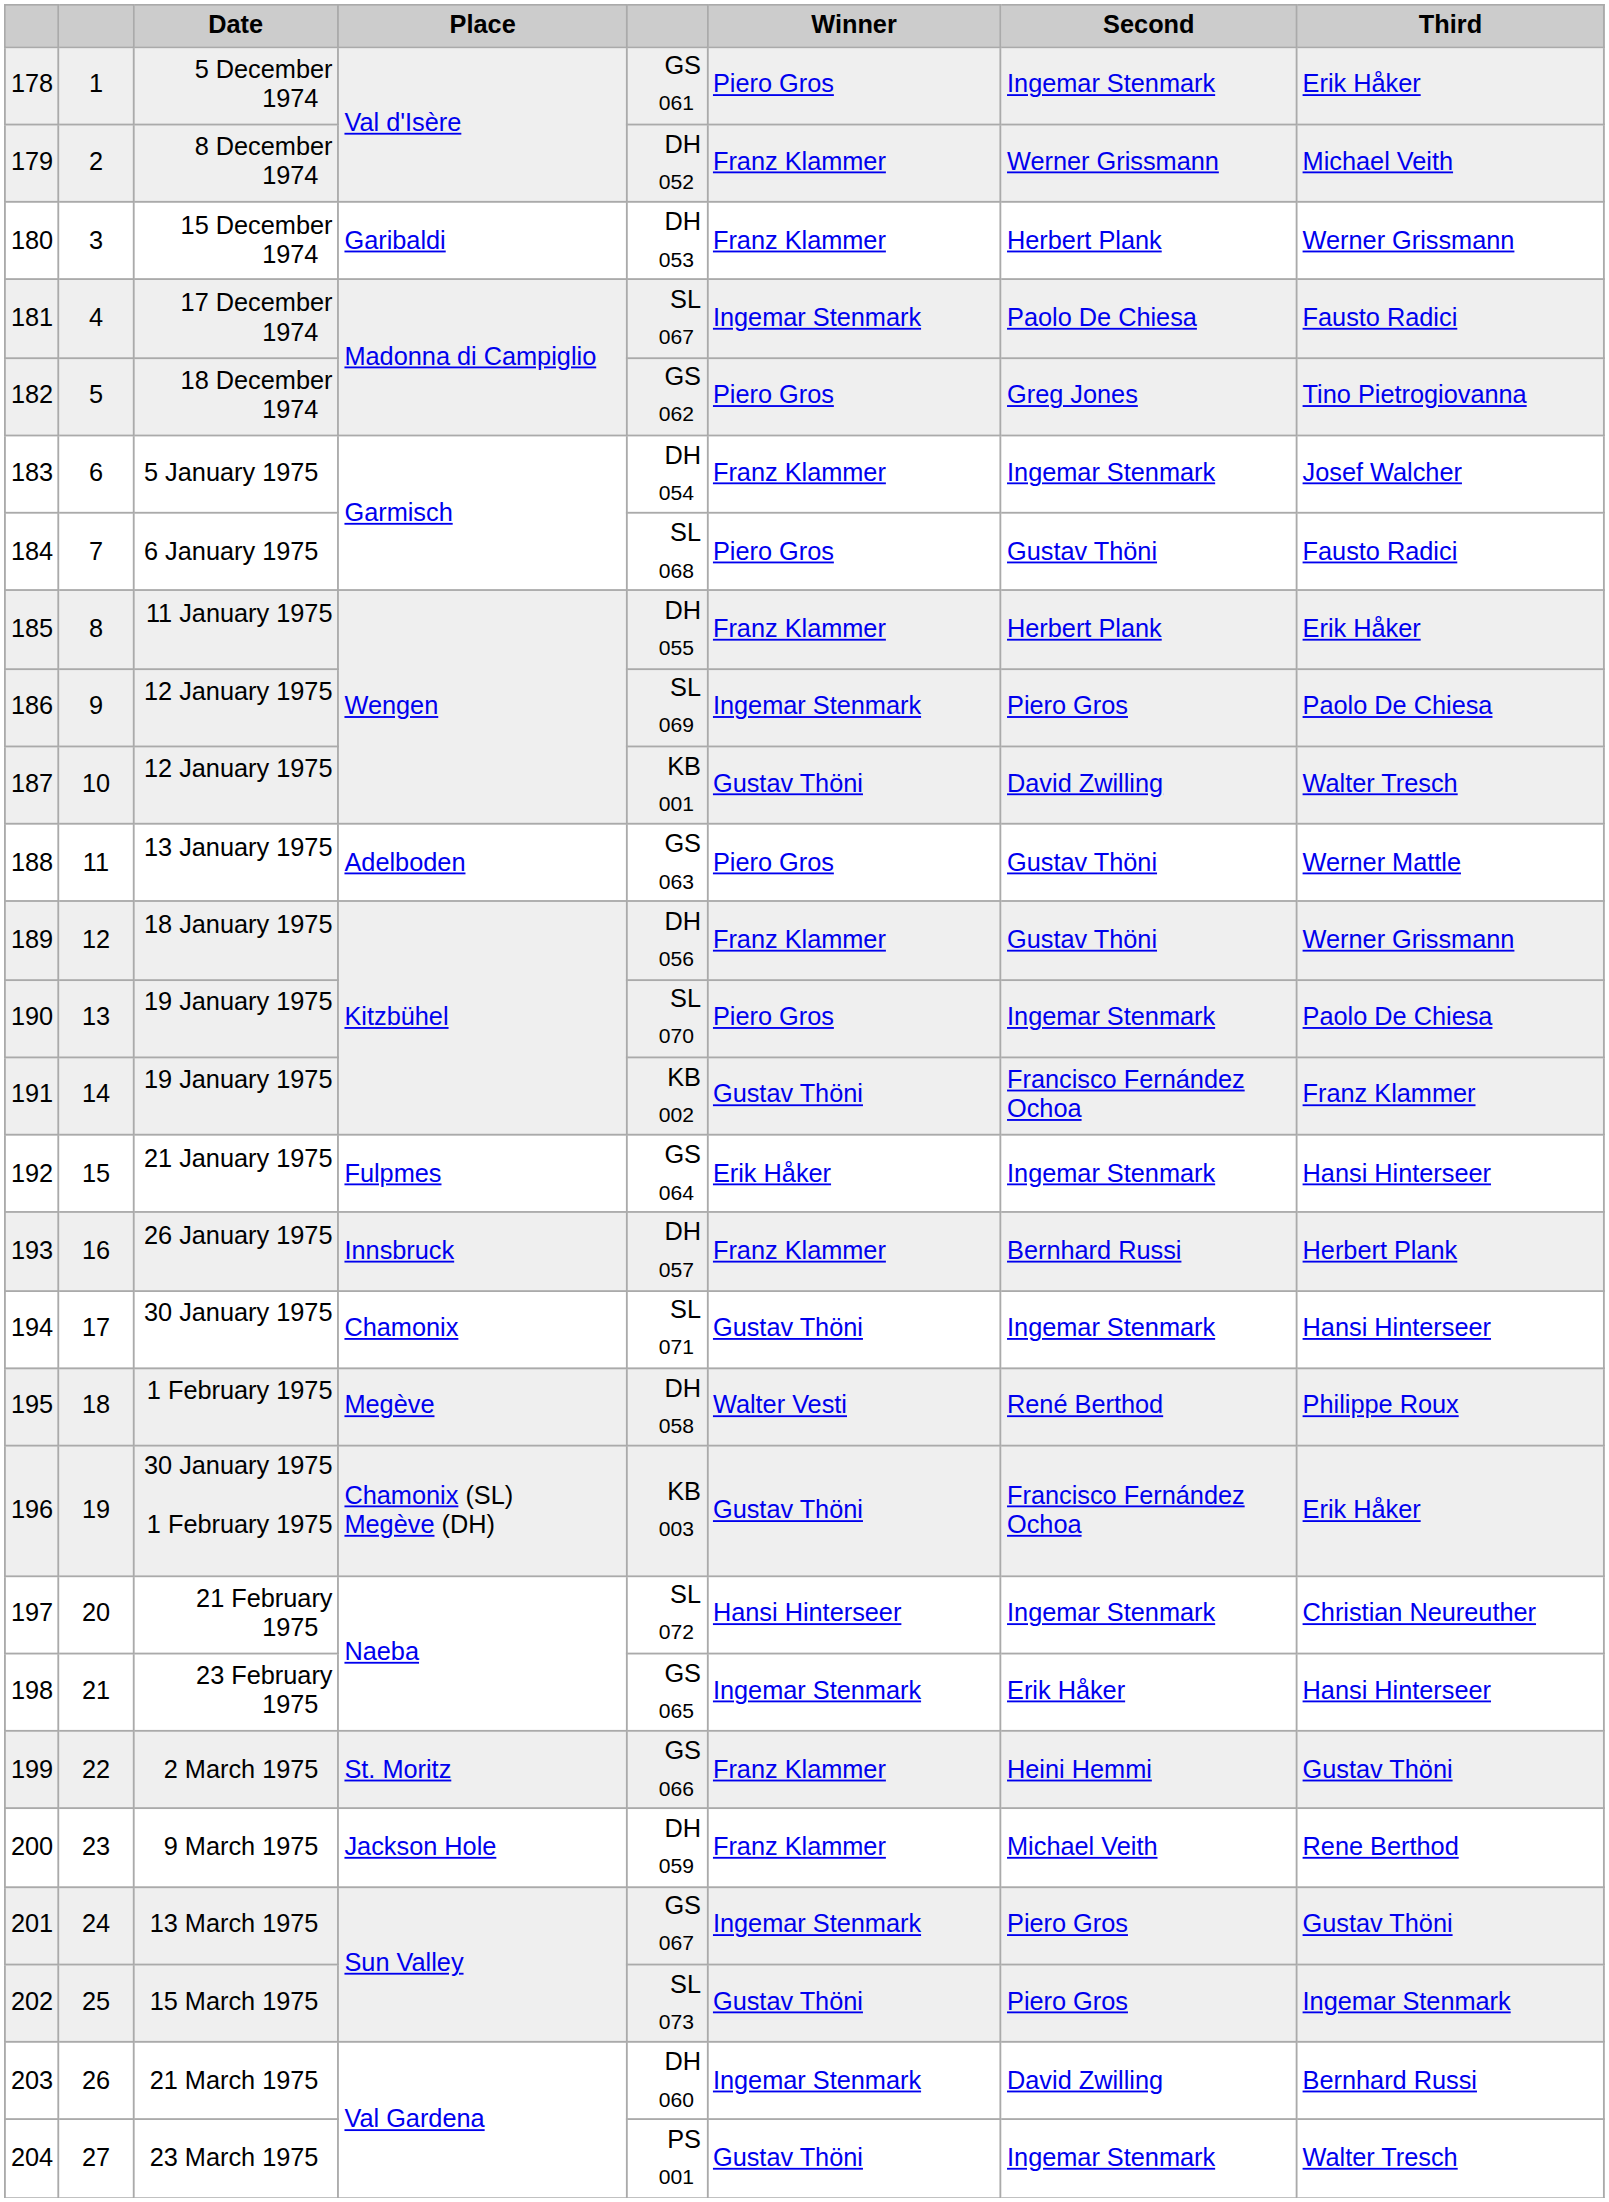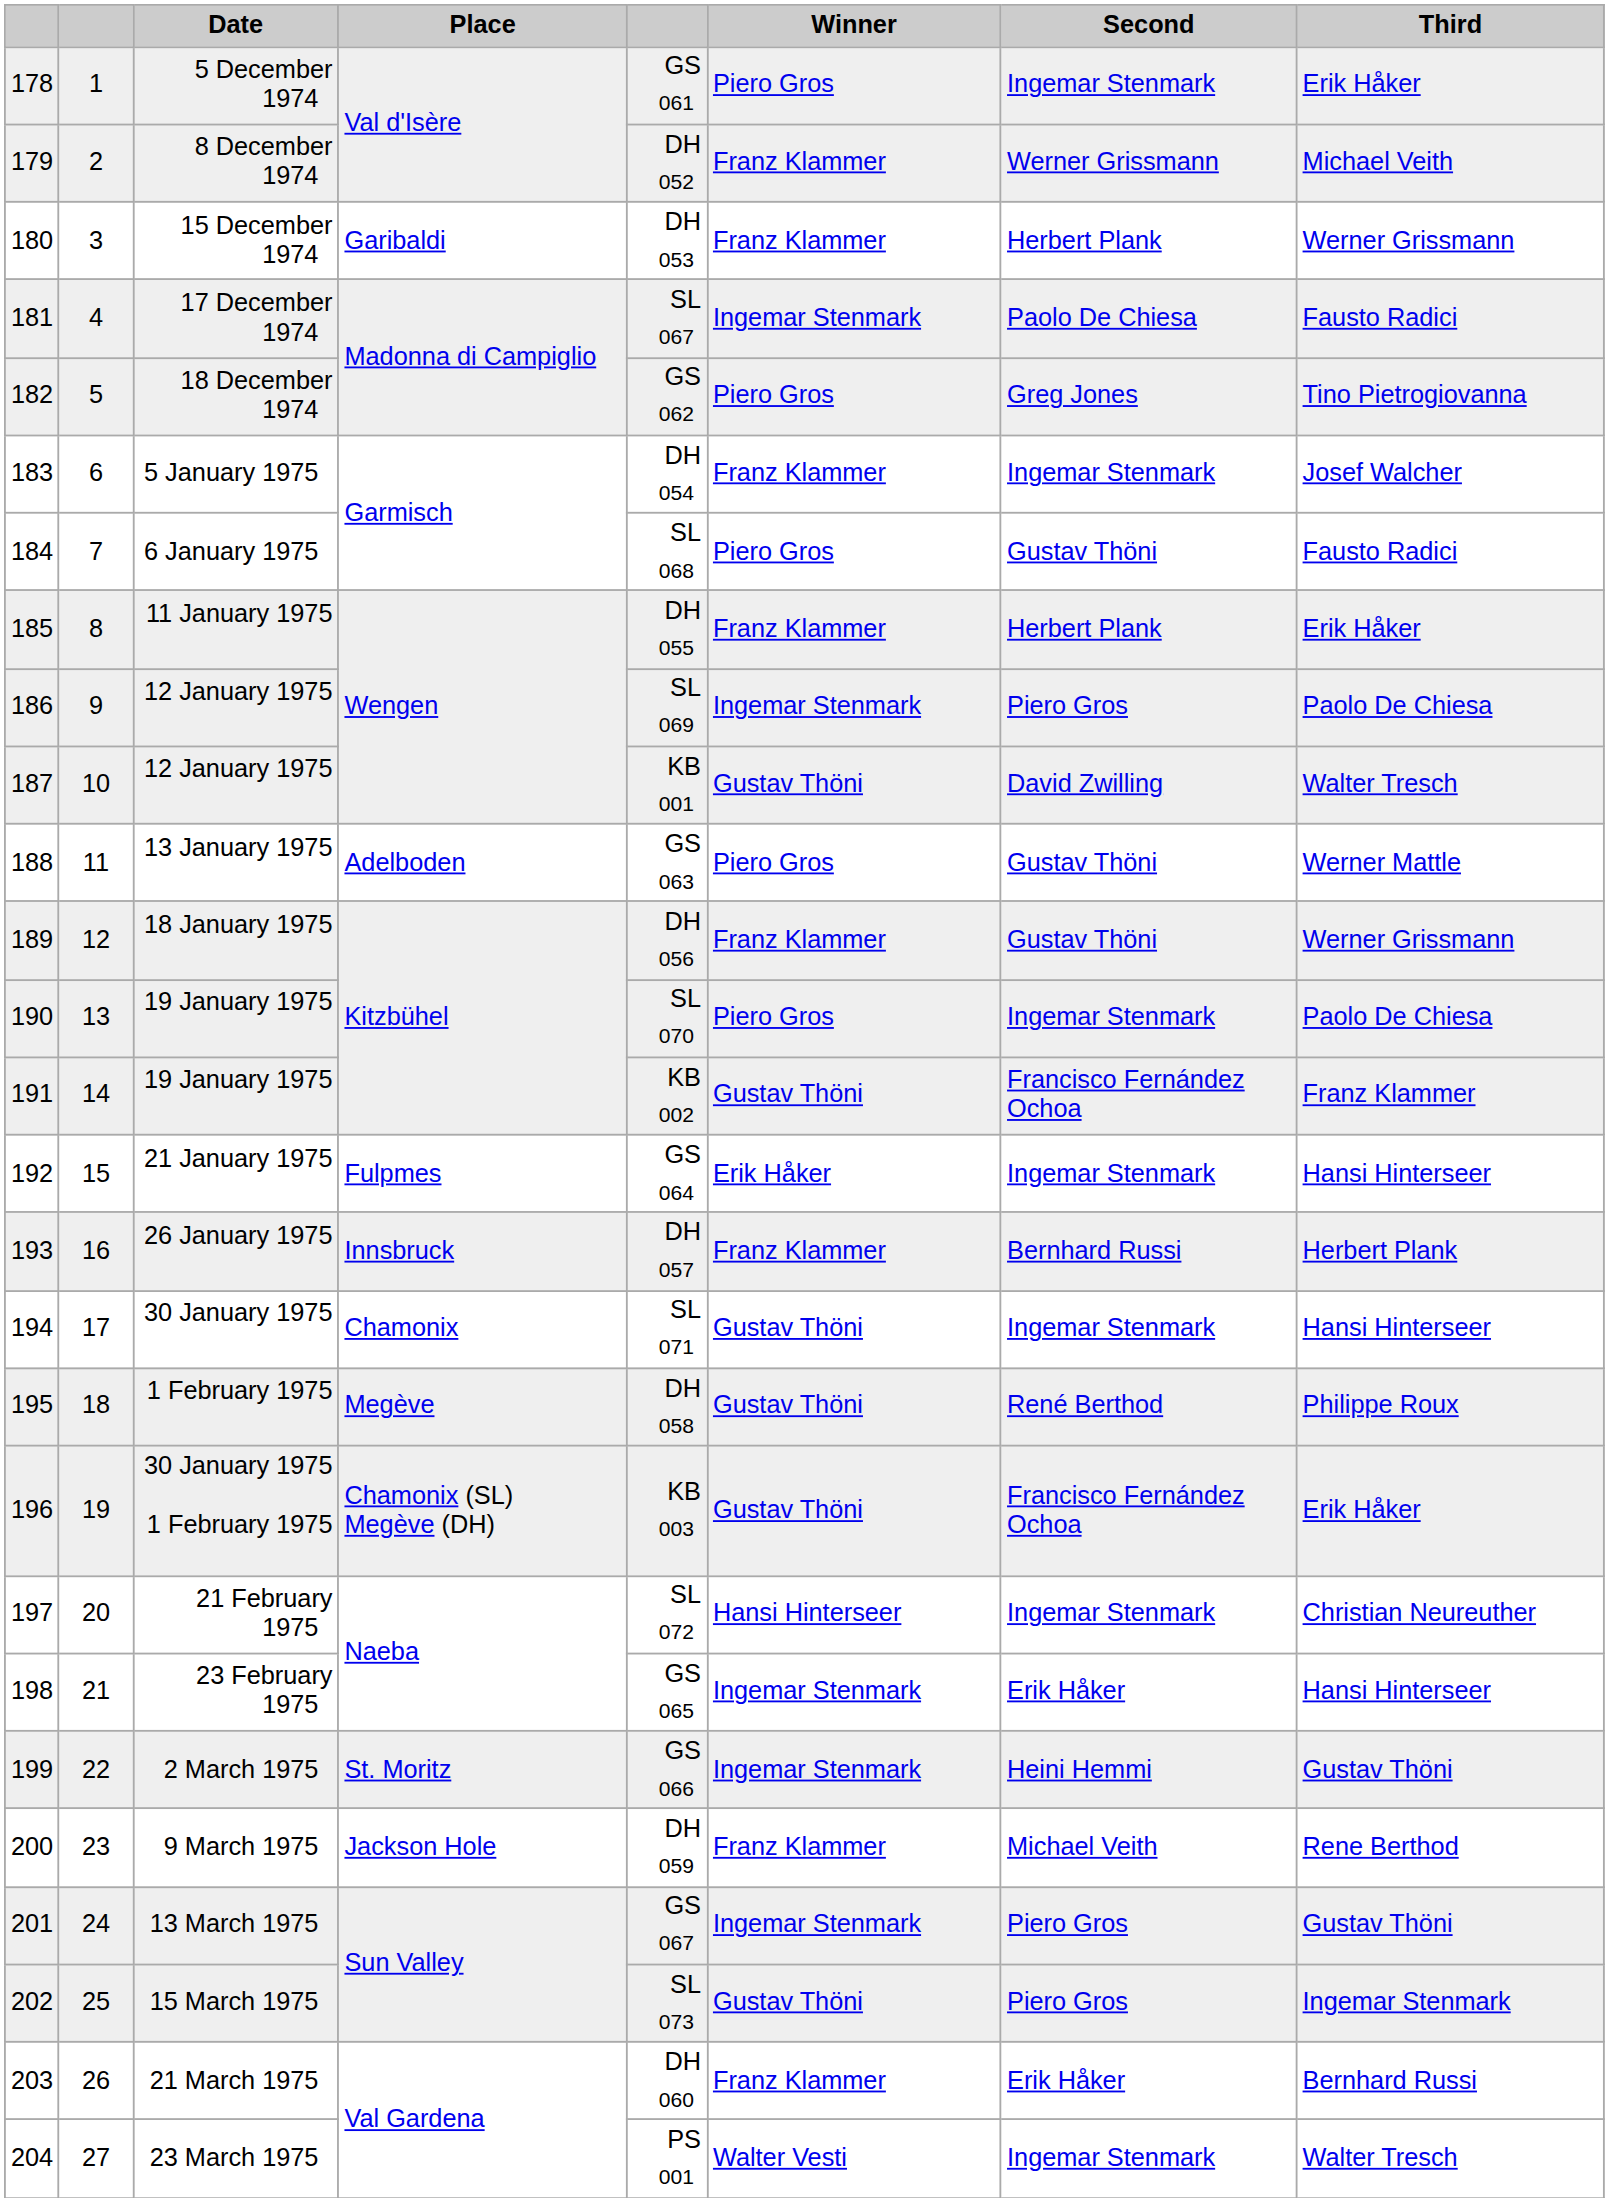(780, 1406) Walter Vesti -> (788, 1406) Gustav Thöni
(799, 1769) Franz Klammer -> (817, 1769) Ingemar Stenmark
(817, 2080) Ingemar Stenmark -> (799, 2080) Franz Klammer
(1085, 2080) David Zwilling -> (1066, 2080) Erik Håker
(788, 2157) Gustav Thöni -> (780, 2157) Walter Vesti
